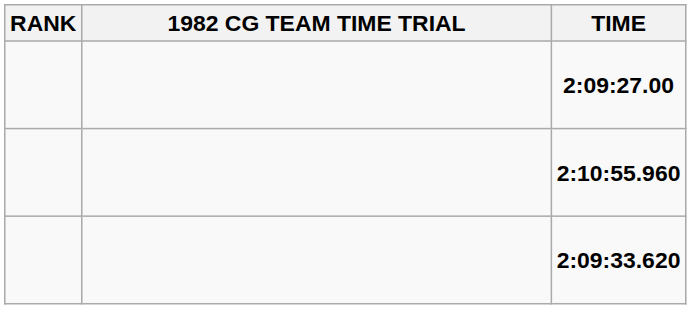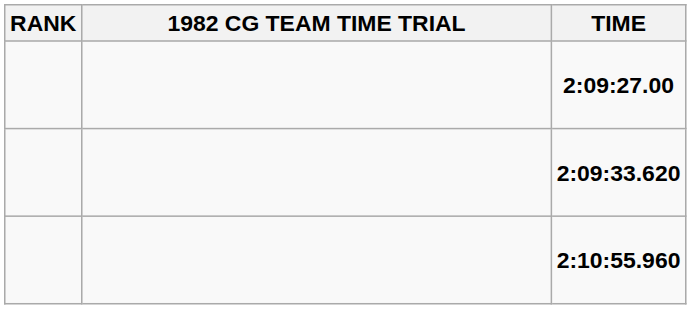rows swapped: (619, 260) <-> (619, 173)
